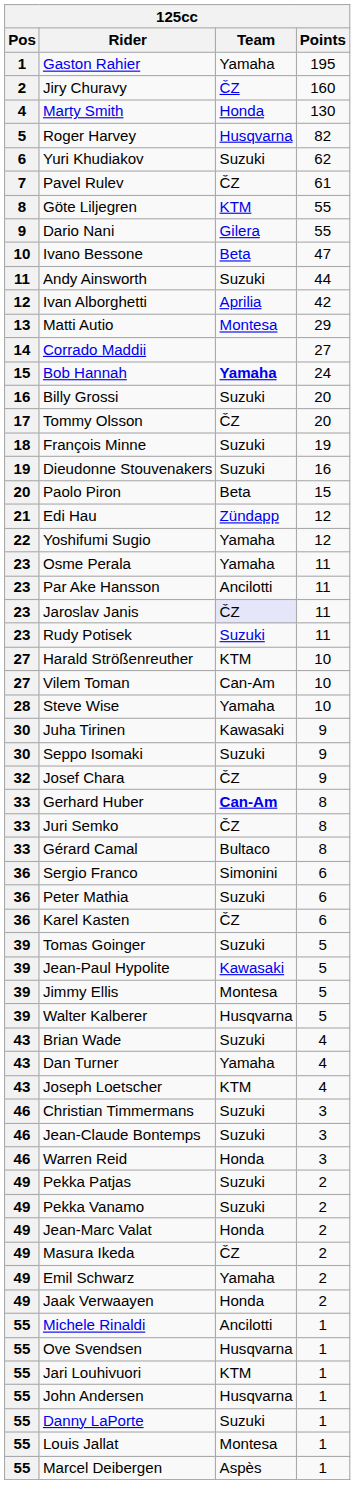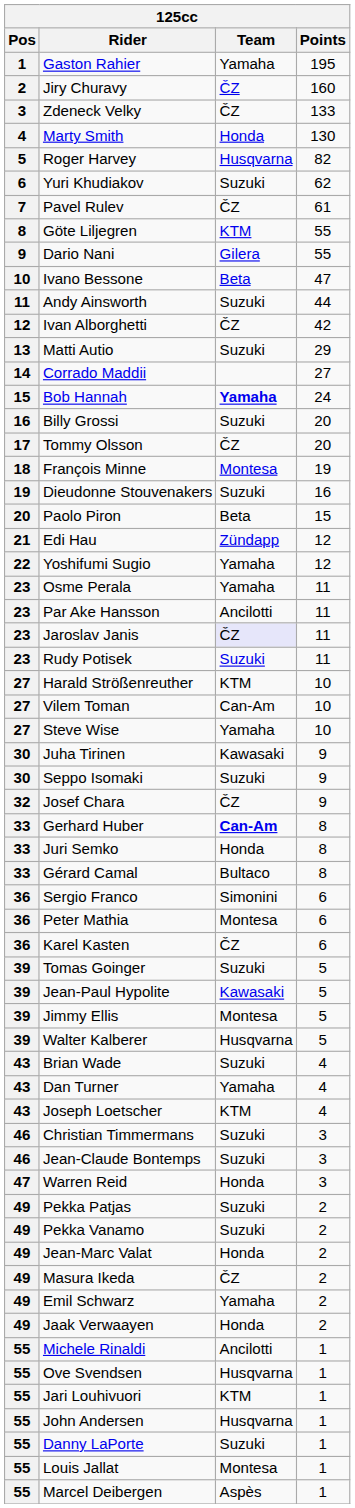+ row: (92, 111)
(241, 302) Aprilia -> (230, 325) ČZ
(249, 325) Montesa -> (242, 349) Suzuki
(242, 444) Suzuki -> (249, 468) Montesa
(22, 706) 28 -> (22, 730) 27
(230, 825) ČZ -> (242, 849) Honda
(242, 896) Suzuki -> (249, 920) Montesa
(22, 1158) 46 -> (22, 1182) 47
